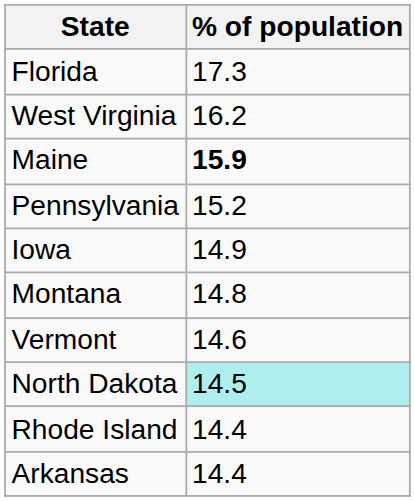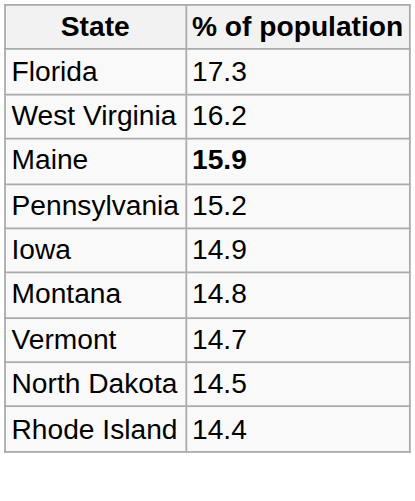(219, 339) 14.6 -> (219, 339) 14.7
(219, 384) paleturquoise background -> (219, 384) no background
- row: (70, 473)
